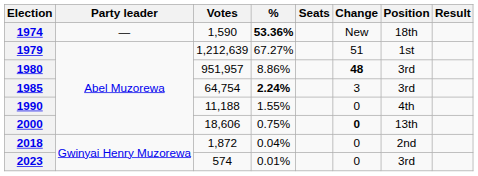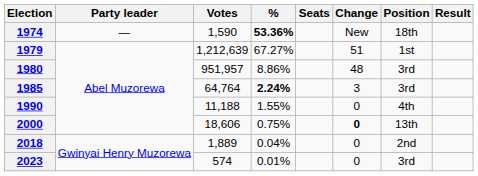(357, 69) bold -> (357, 69) normal
(222, 87) 64,754 -> (222, 87) 64,764
(222, 143) 1,872 -> (222, 143) 1,889
